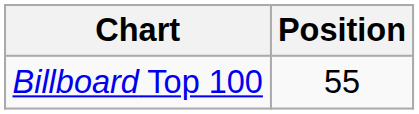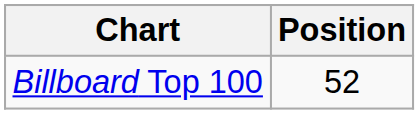(342, 81) 55 -> (342, 81) 52
